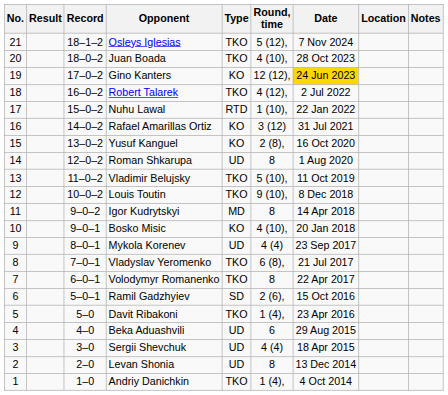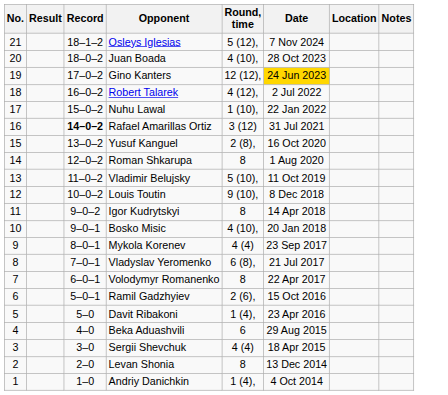- column: (236, 19)
(85, 127) normal -> (85, 127) bold
